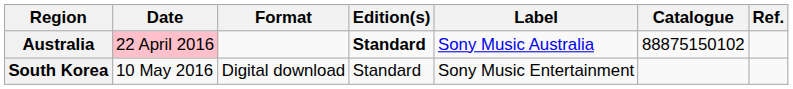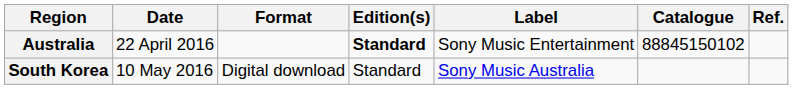(165, 44) pink background -> (165, 44) no background
(516, 44) Sony Music Australia -> (536, 44) Sony Music Entertainment
(693, 44) 88875150102 -> (693, 44) 88845150102
(536, 71) Sony Music Entertainment -> (516, 71) Sony Music Australia
